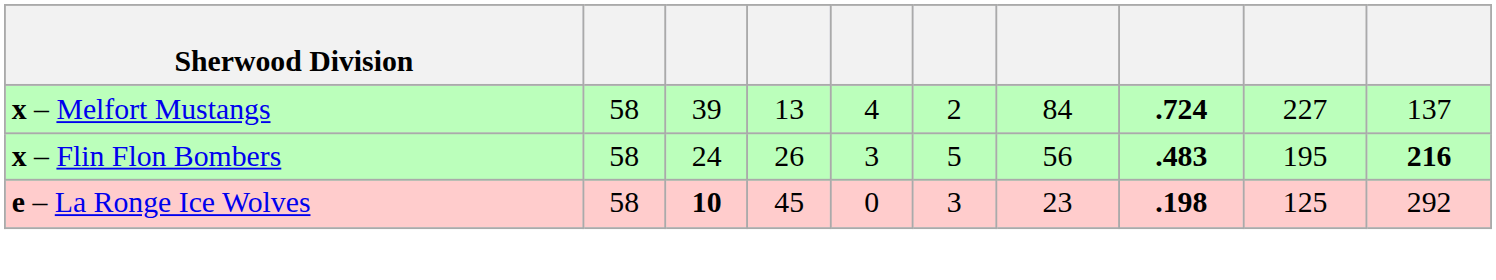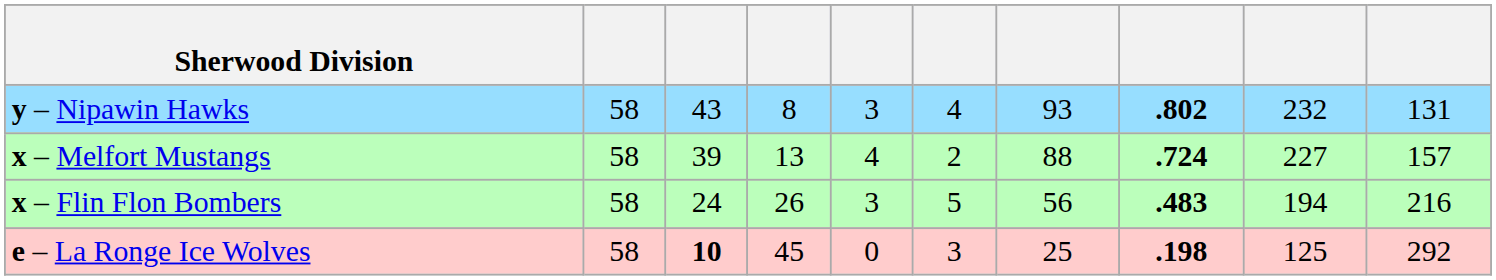+ row: (130, 108)
(1057, 108) 84 -> (1057, 155) 88
(1429, 108) 137 -> (1429, 155) 157
(1305, 155) 195 -> (1305, 203) 194
(1429, 155) bold -> (1429, 203) normal
(1057, 203) 23 -> (1057, 250) 25
